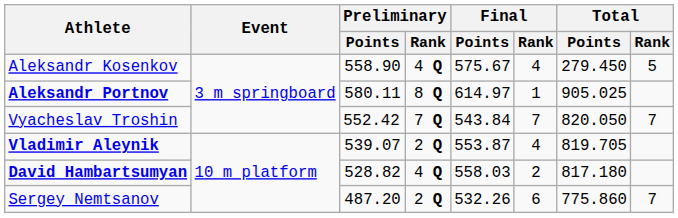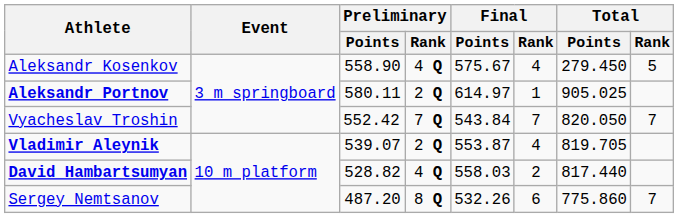(428, 94) 8 Q -> (428, 94) 2 Q
(594, 173) 817.180 -> (594, 173) 817.440
(428, 199) 2 Q -> (428, 199) 8 Q
